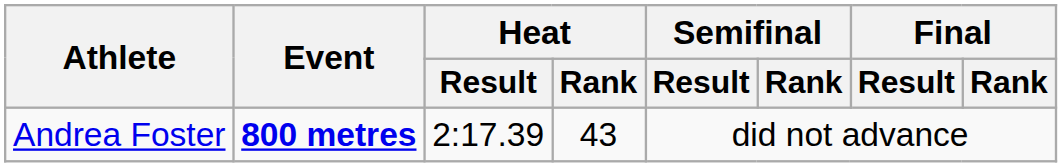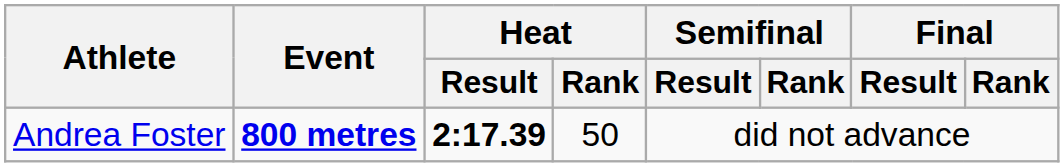(488, 135) normal -> (489, 135) bold
(598, 135) 43 -> (600, 135) 50
